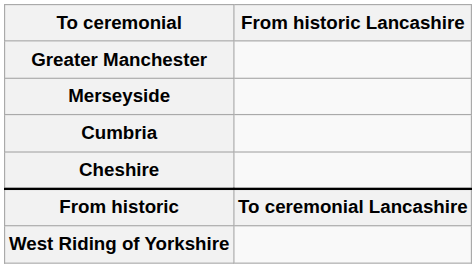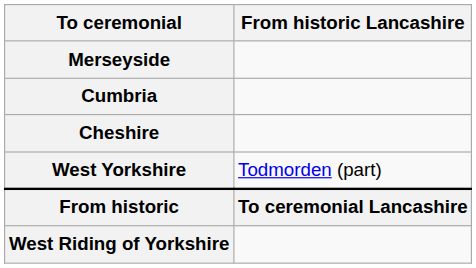- row: (119, 59)
+ row: (119, 169)
